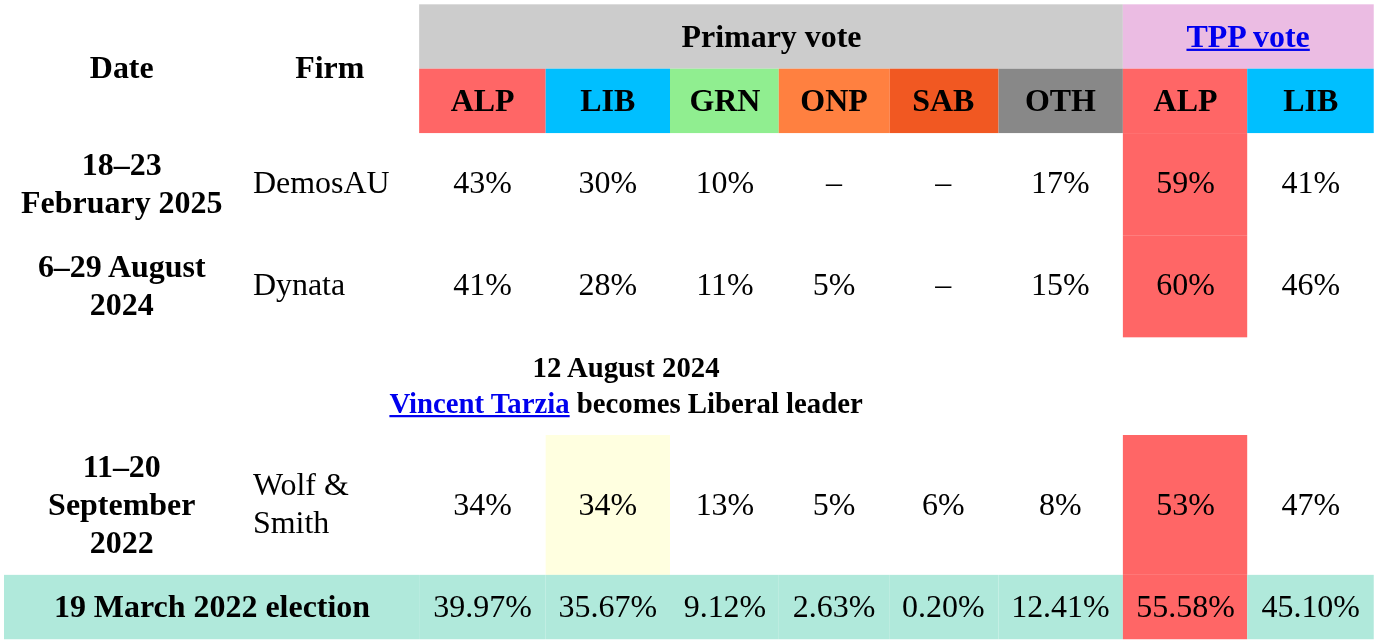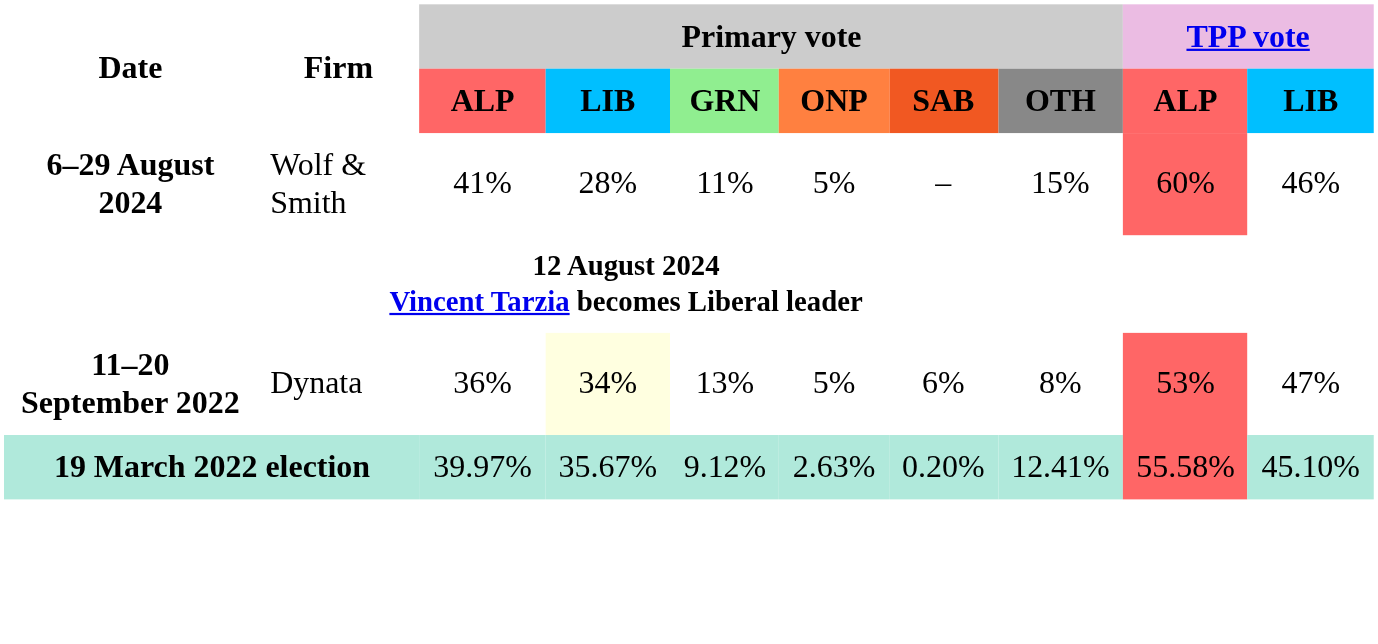- row: (122, 182)
(299, 285) Dynata -> (318, 182) Wolf & Smith
(301, 503) Wolf & Smith -> (316, 382) Dynata
(483, 503) 34% -> (483, 382) 36%
